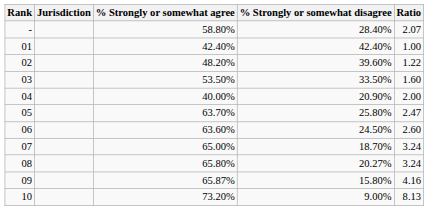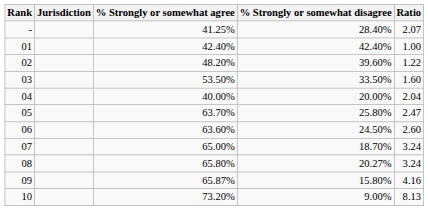(218, 29) 58.80% -> (218, 29) 41.25%
(375, 96) 20.90% -> (375, 96) 20.00%
(412, 96) 2.00 -> (412, 96) 2.04
